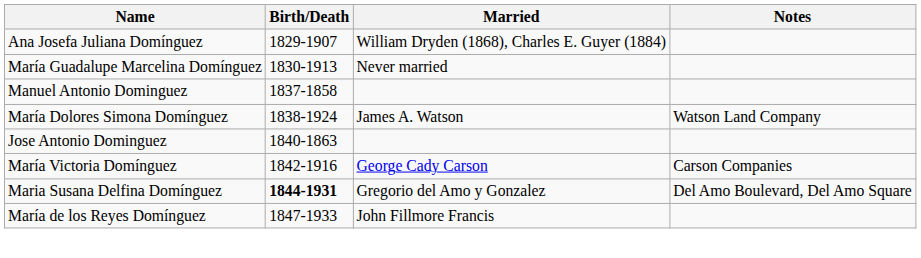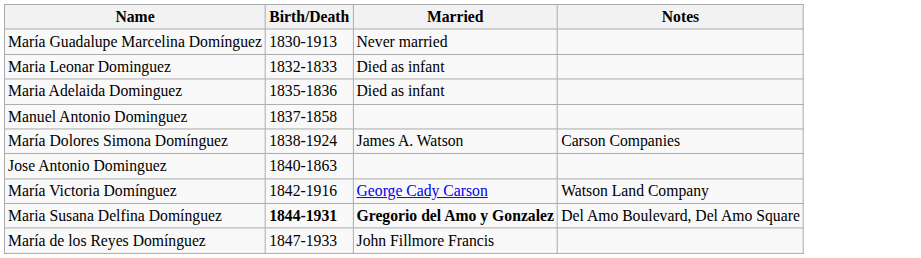- row: (105, 41)
+ row: (90, 66)
+ row: (95, 91)
(747, 116) Watson Land Company -> (621, 141) Carson Companies
(733, 166) Carson Companies -> (635, 191) Watson Land Company
(451, 191) normal -> (455, 215) bold
